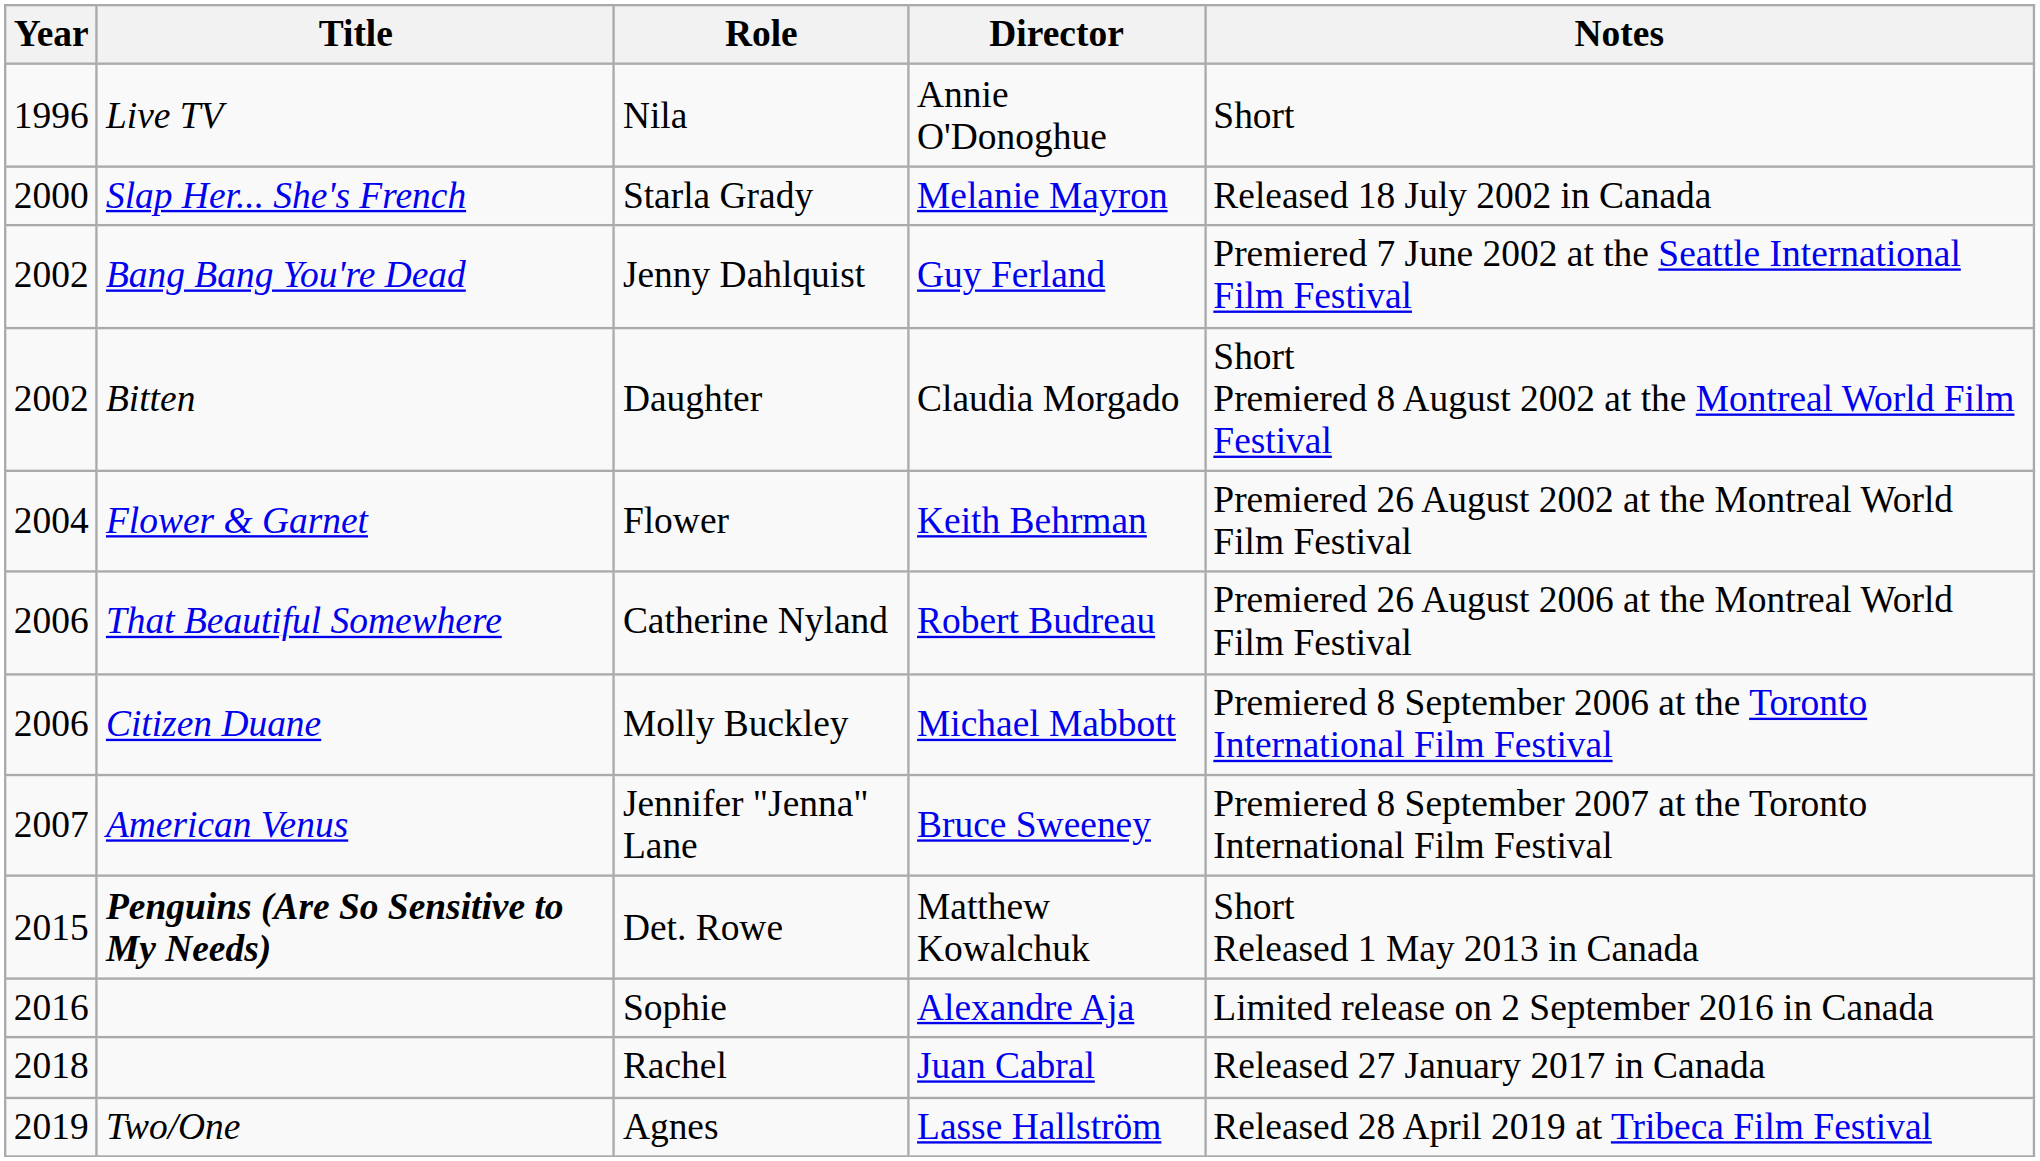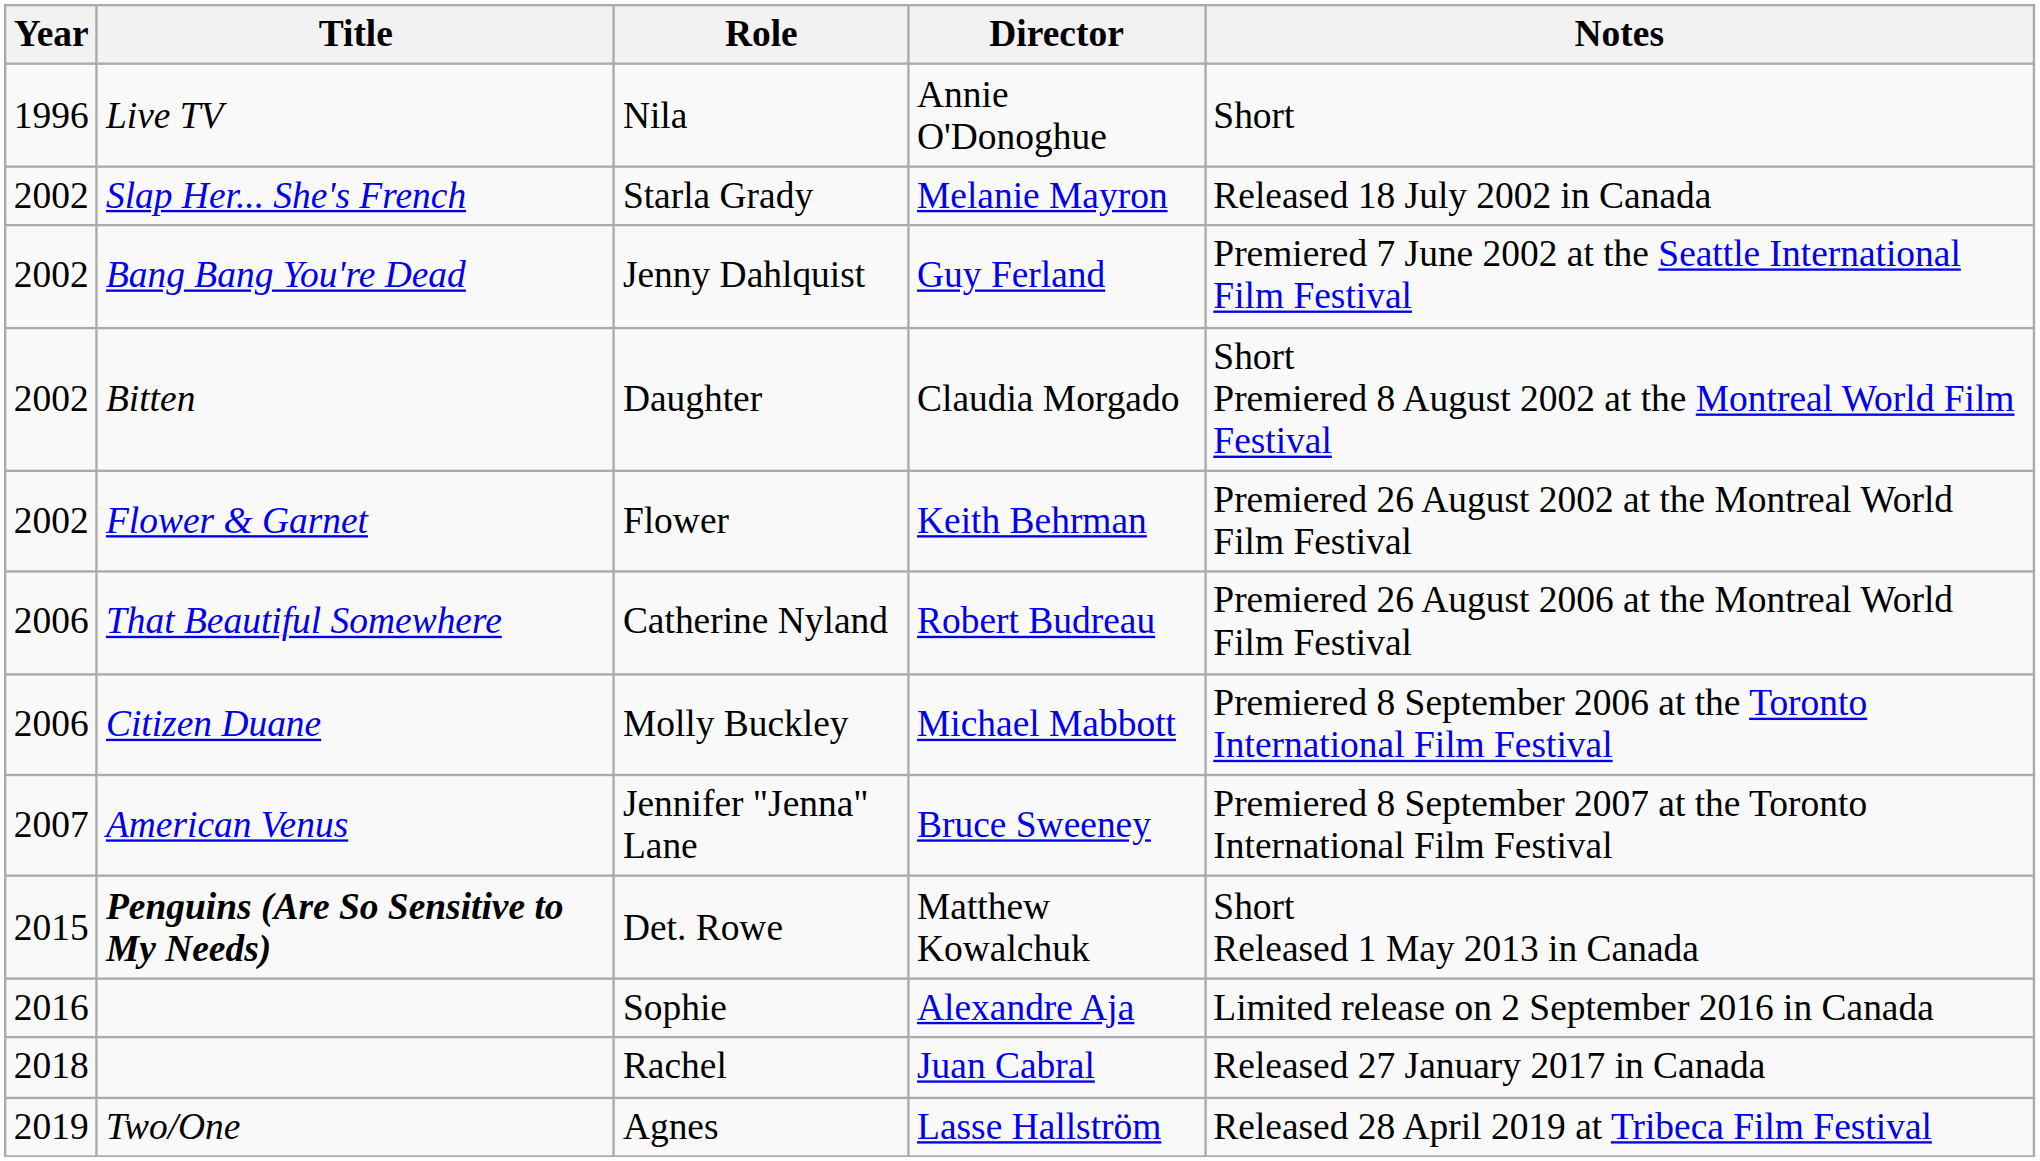(51, 195) 2000 -> (51, 195) 2002
(51, 520) 2004 -> (51, 520) 2002
